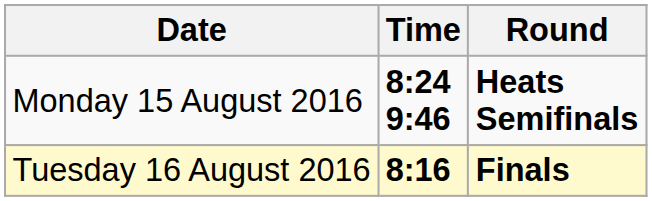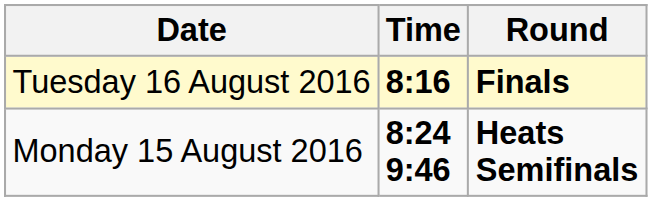rows swapped: (188, 100) <-> (192, 169)
